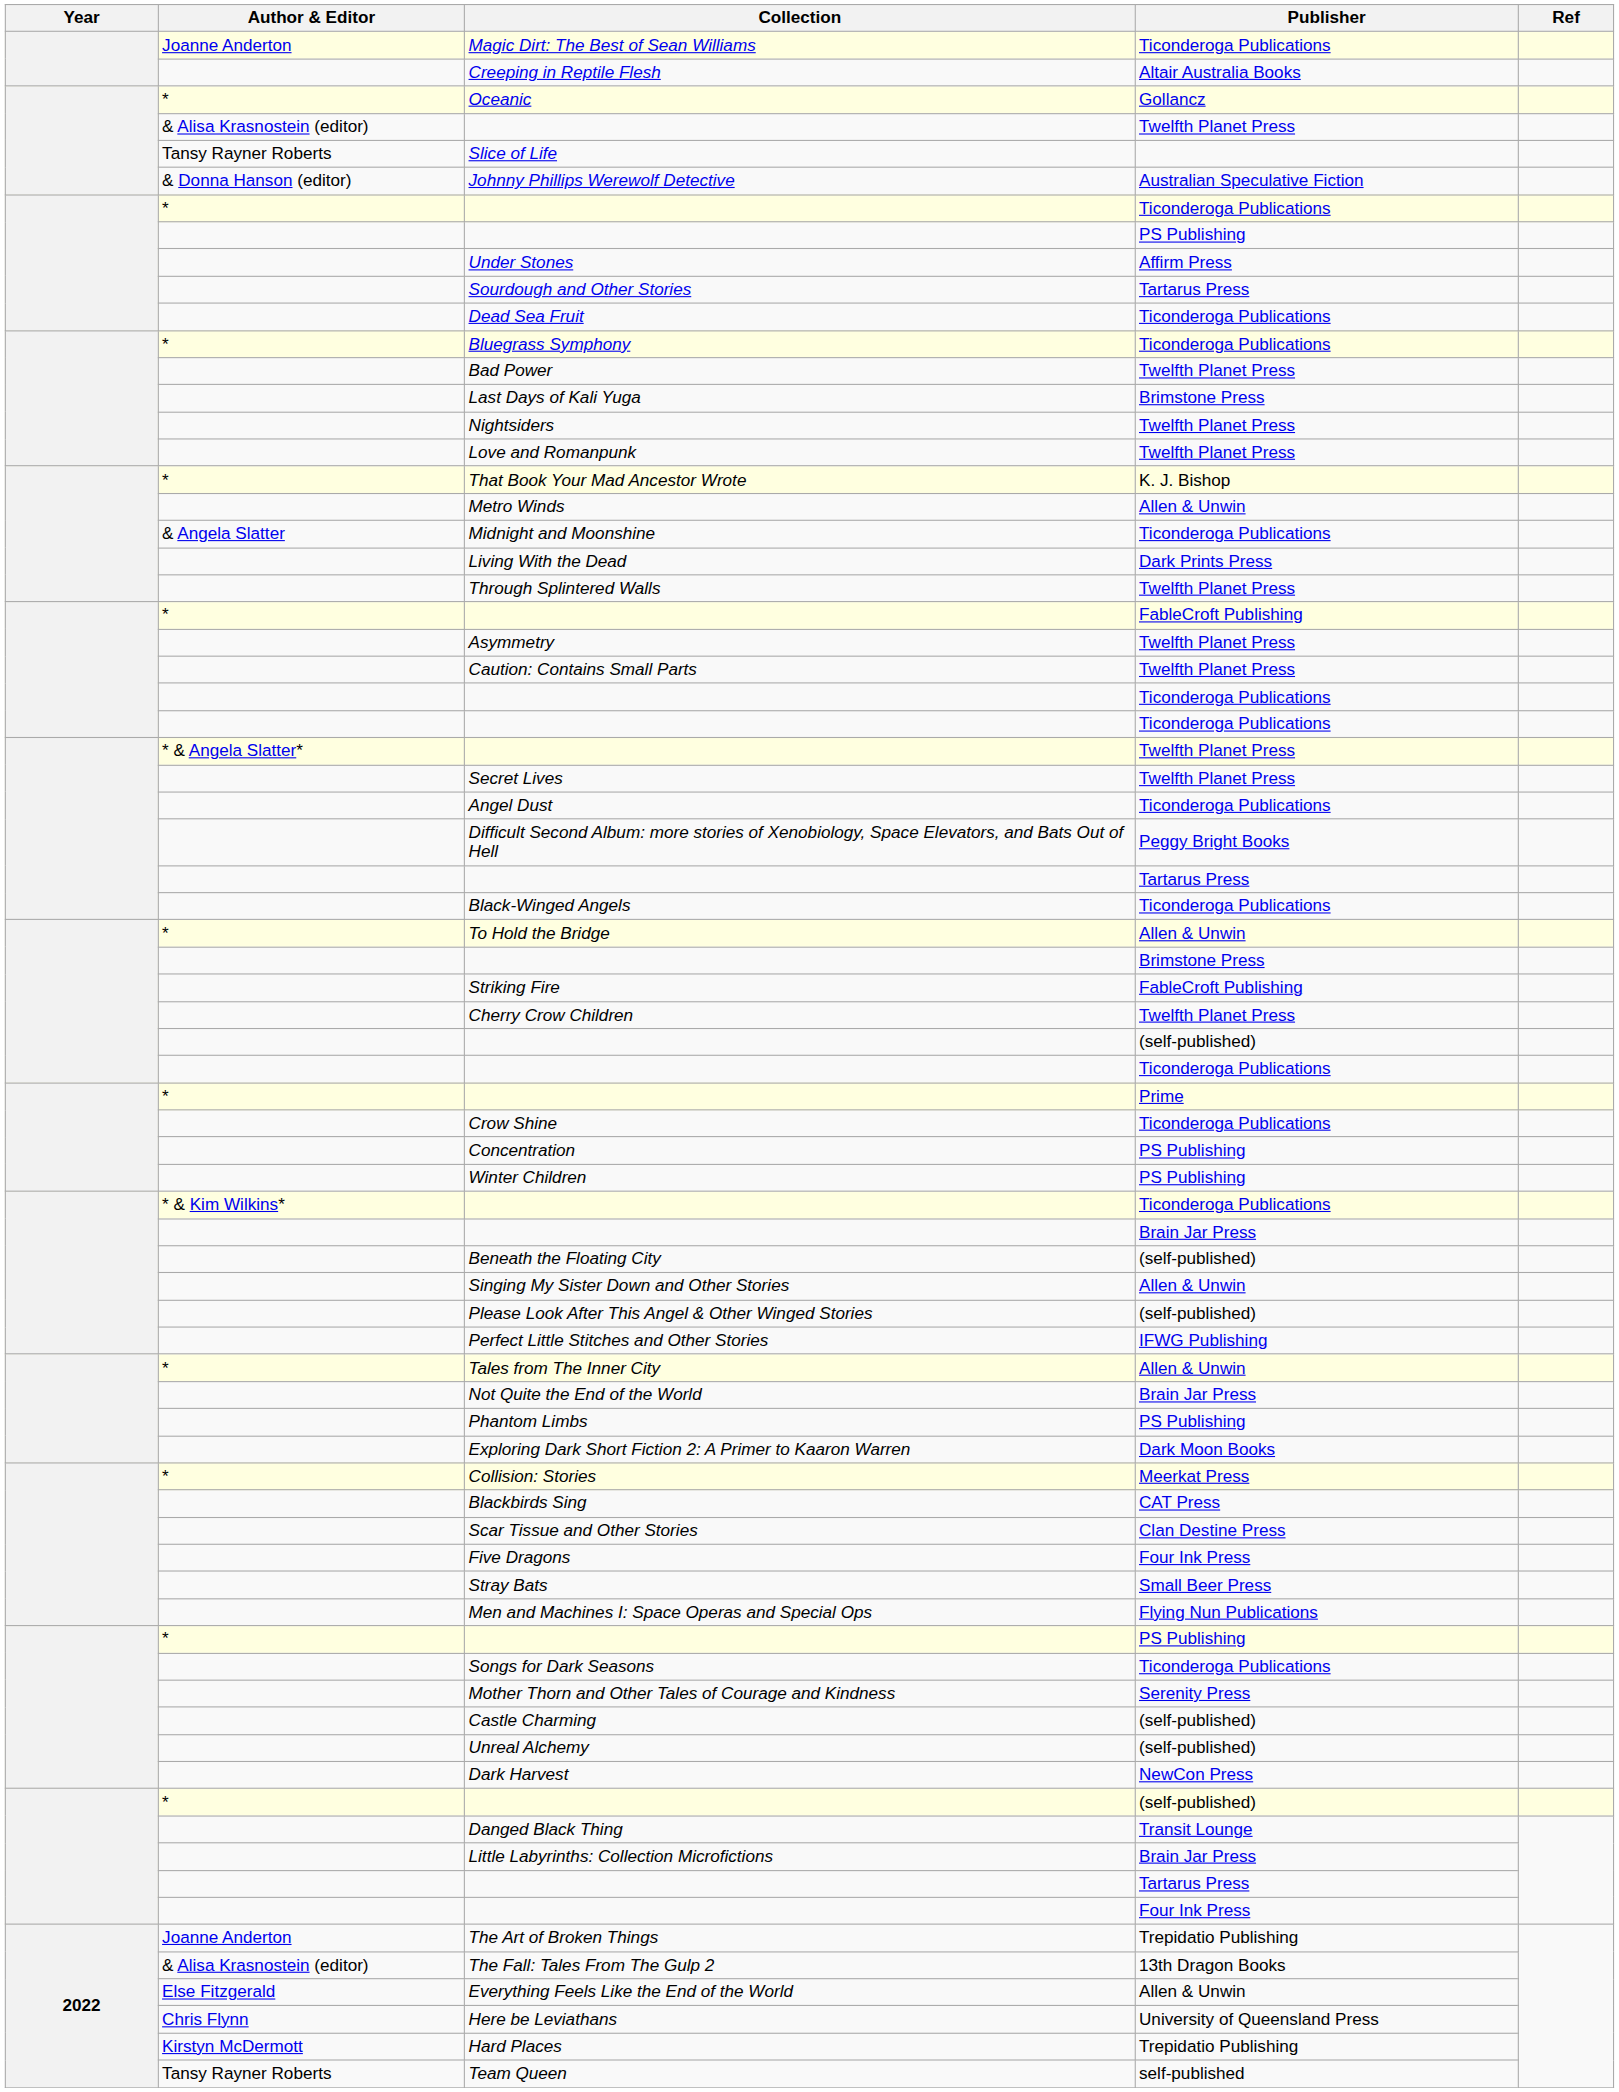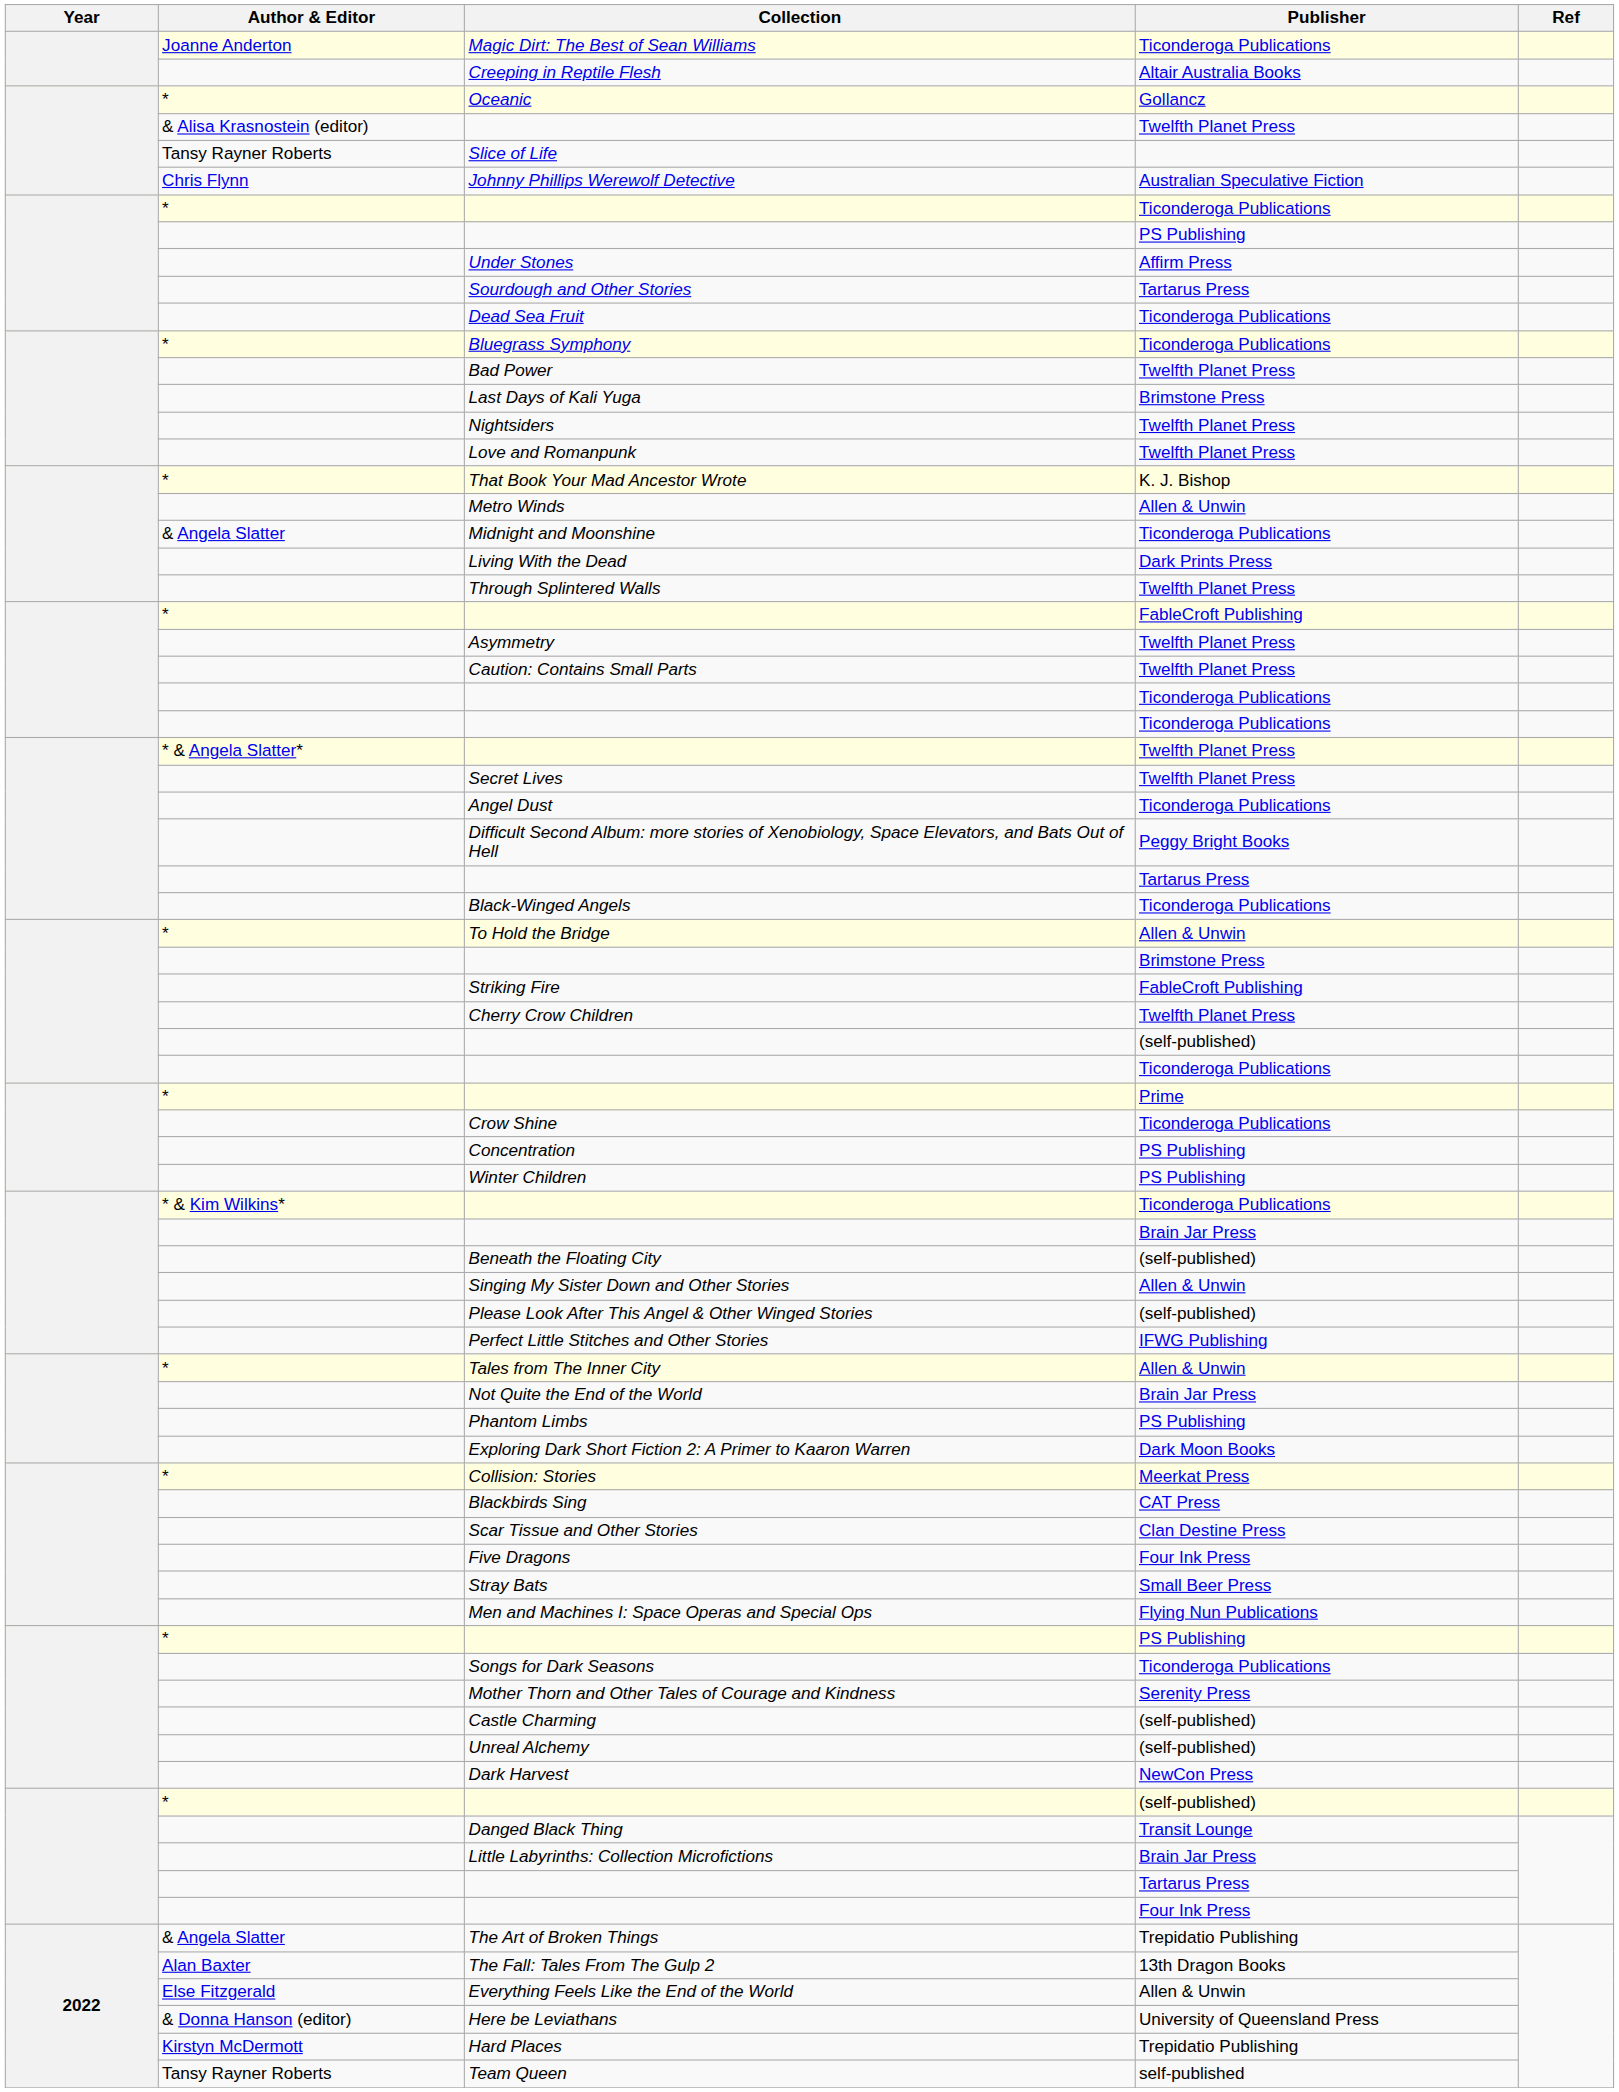(257, 180) & Donna Hanson (editor) -> (205, 180) Chris Flynn
(227, 1937) Joanne Anderton -> (223, 1937) & Angela Slatter
(265, 1965) & Alisa Krasnostein (editor) -> (206, 1965) Alan Baxter
(205, 2019) Chris Flynn -> (257, 2019) & Donna Hanson (editor)
